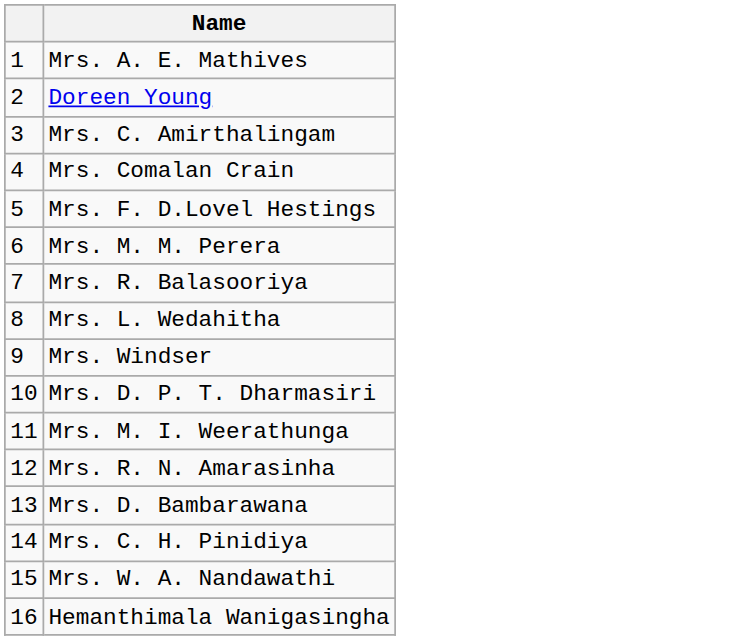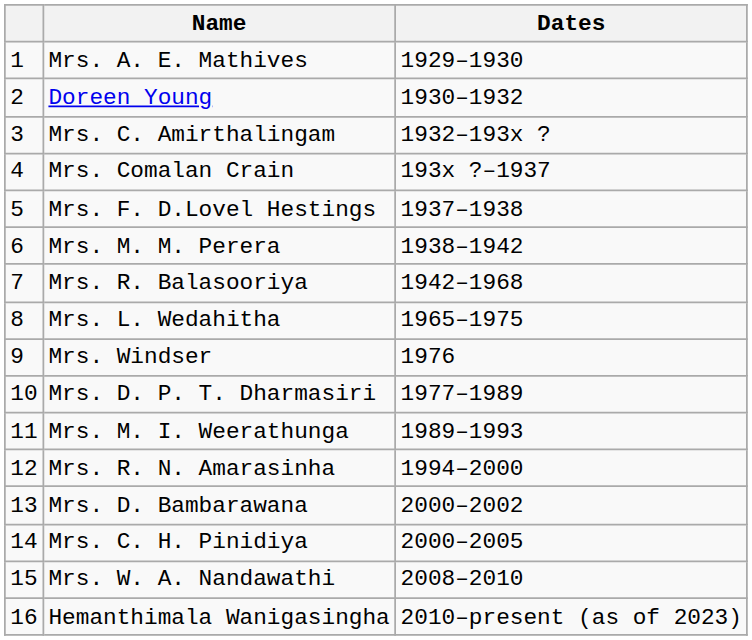+ column: (571, 23)
